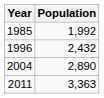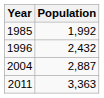(82, 66) 2,890 -> (82, 66) 2,887
